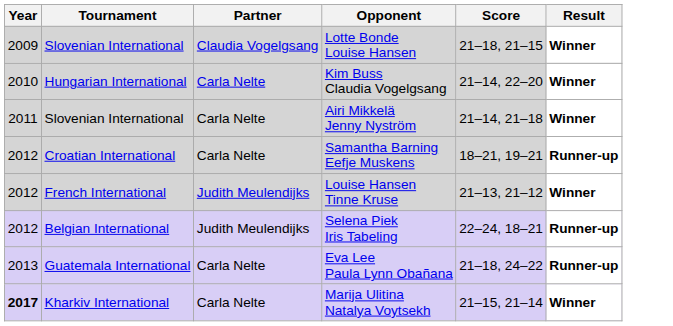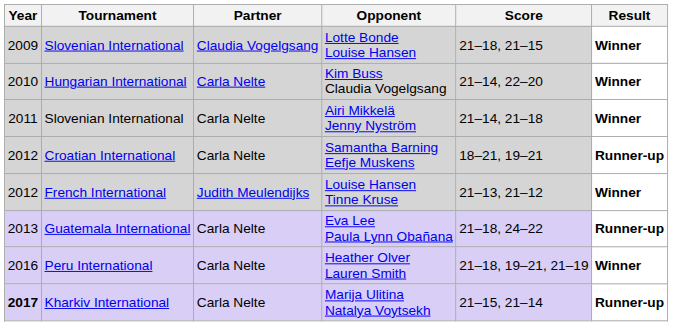- row: (361, 229)
+ row: (367, 266)
(572, 303) Winner -> (629, 303) Runner-up
